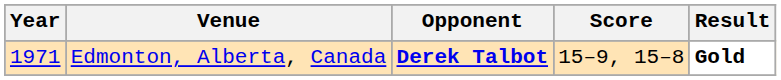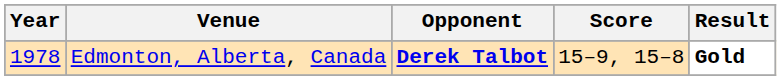(35, 58) 1971 -> (35, 58) 1978
